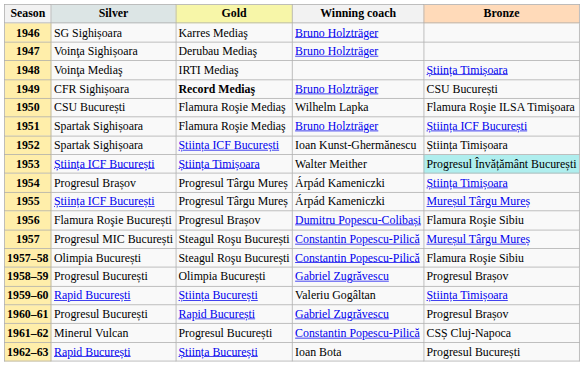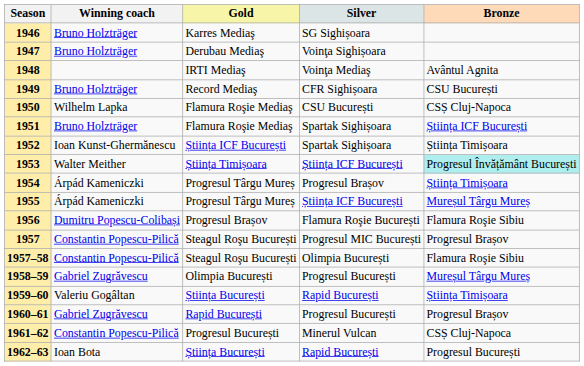columns swapped: (358, 13) <-> (114, 13)
(467, 70) Știința Timișoara -> (462, 70) Avântul Agnita
(217, 88) bold -> (221, 88) normal
(501, 107) Flamura Roşie ILSA Timişoara -> (469, 107) CSȘ Cluj-Napoca
(478, 239) Mureșul Târgu Mureș -> (467, 239) Progresul Brașov
(467, 276) Progresul Brașov -> (478, 276) Mureșul Târgu Mureș
